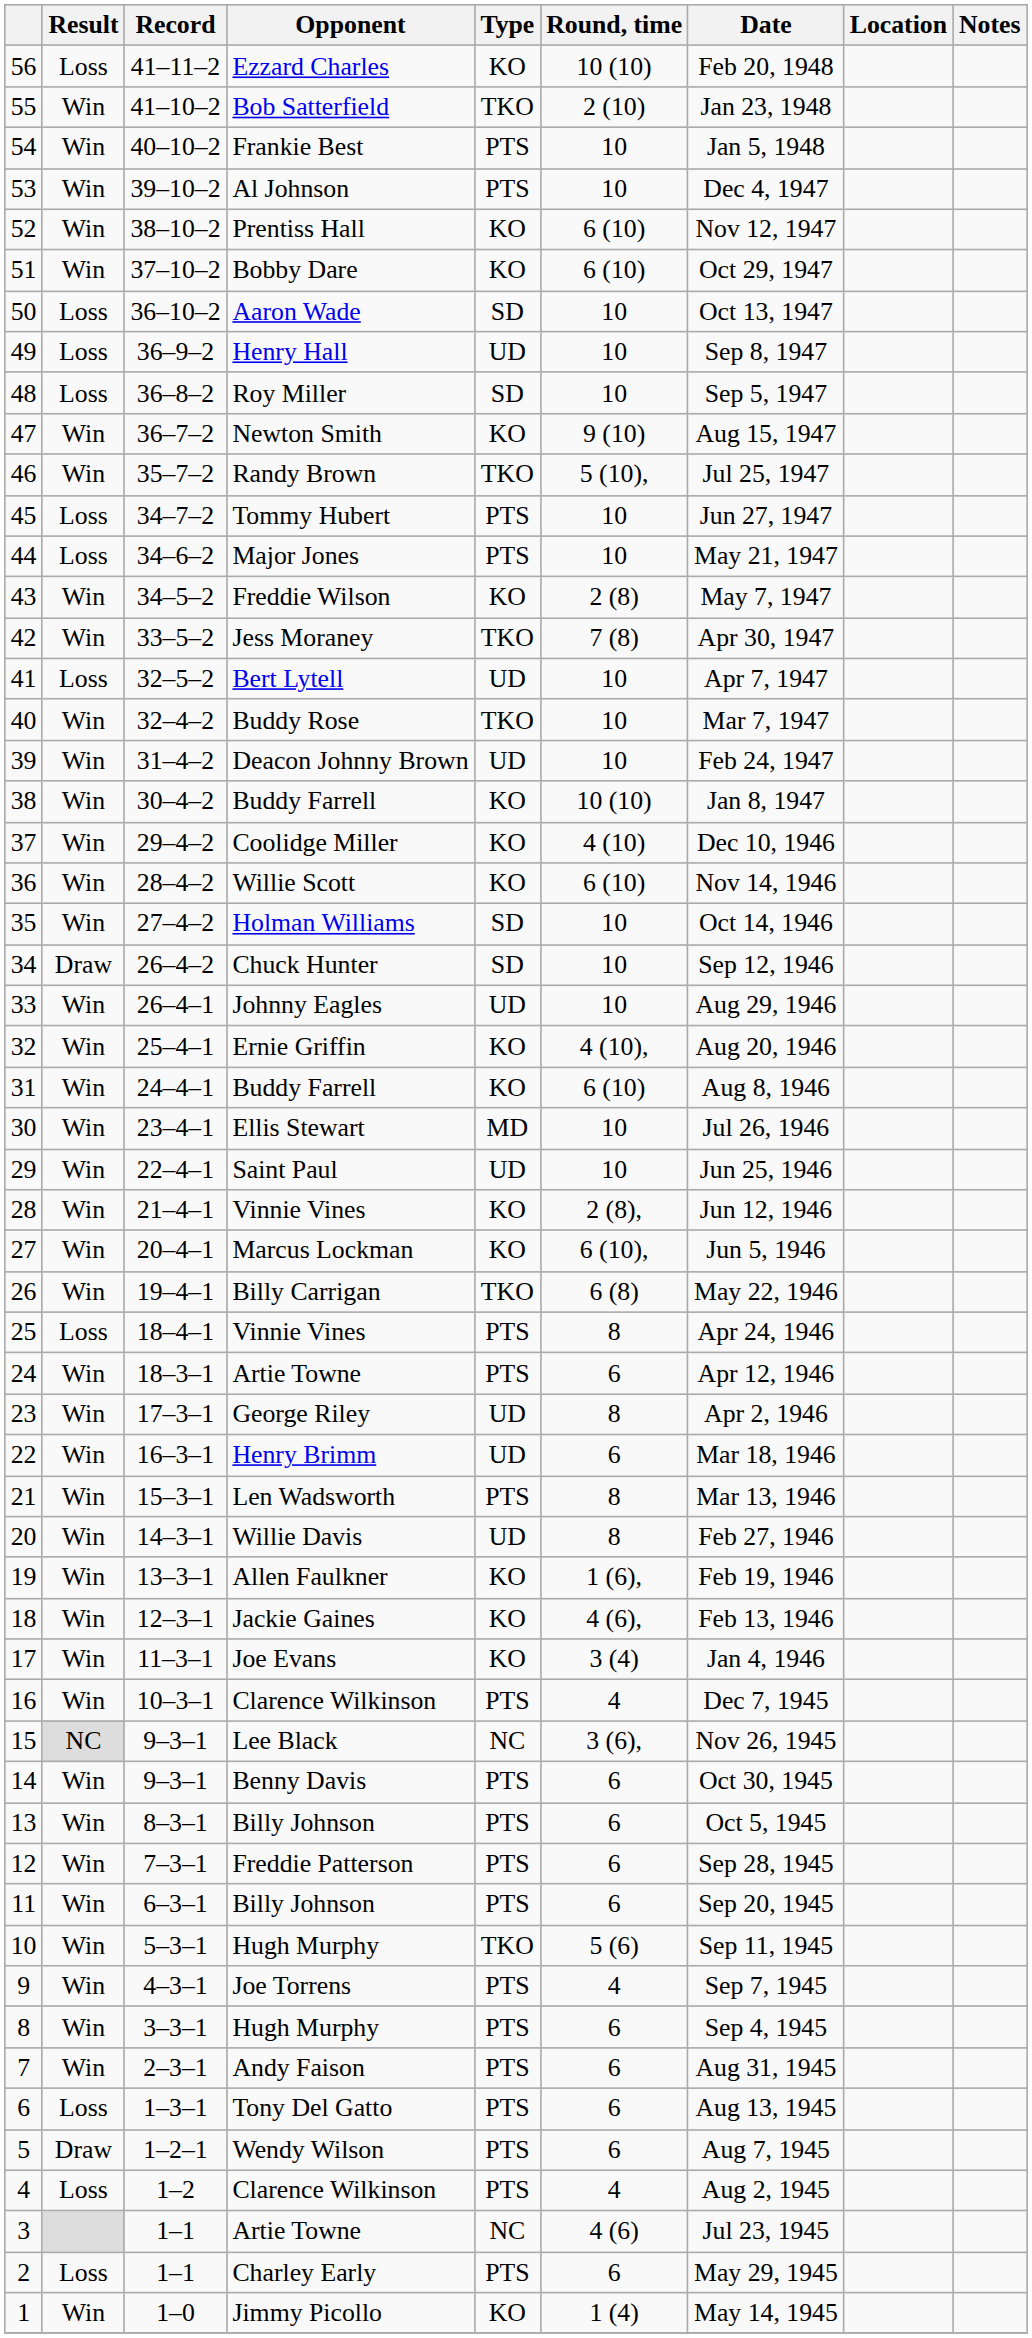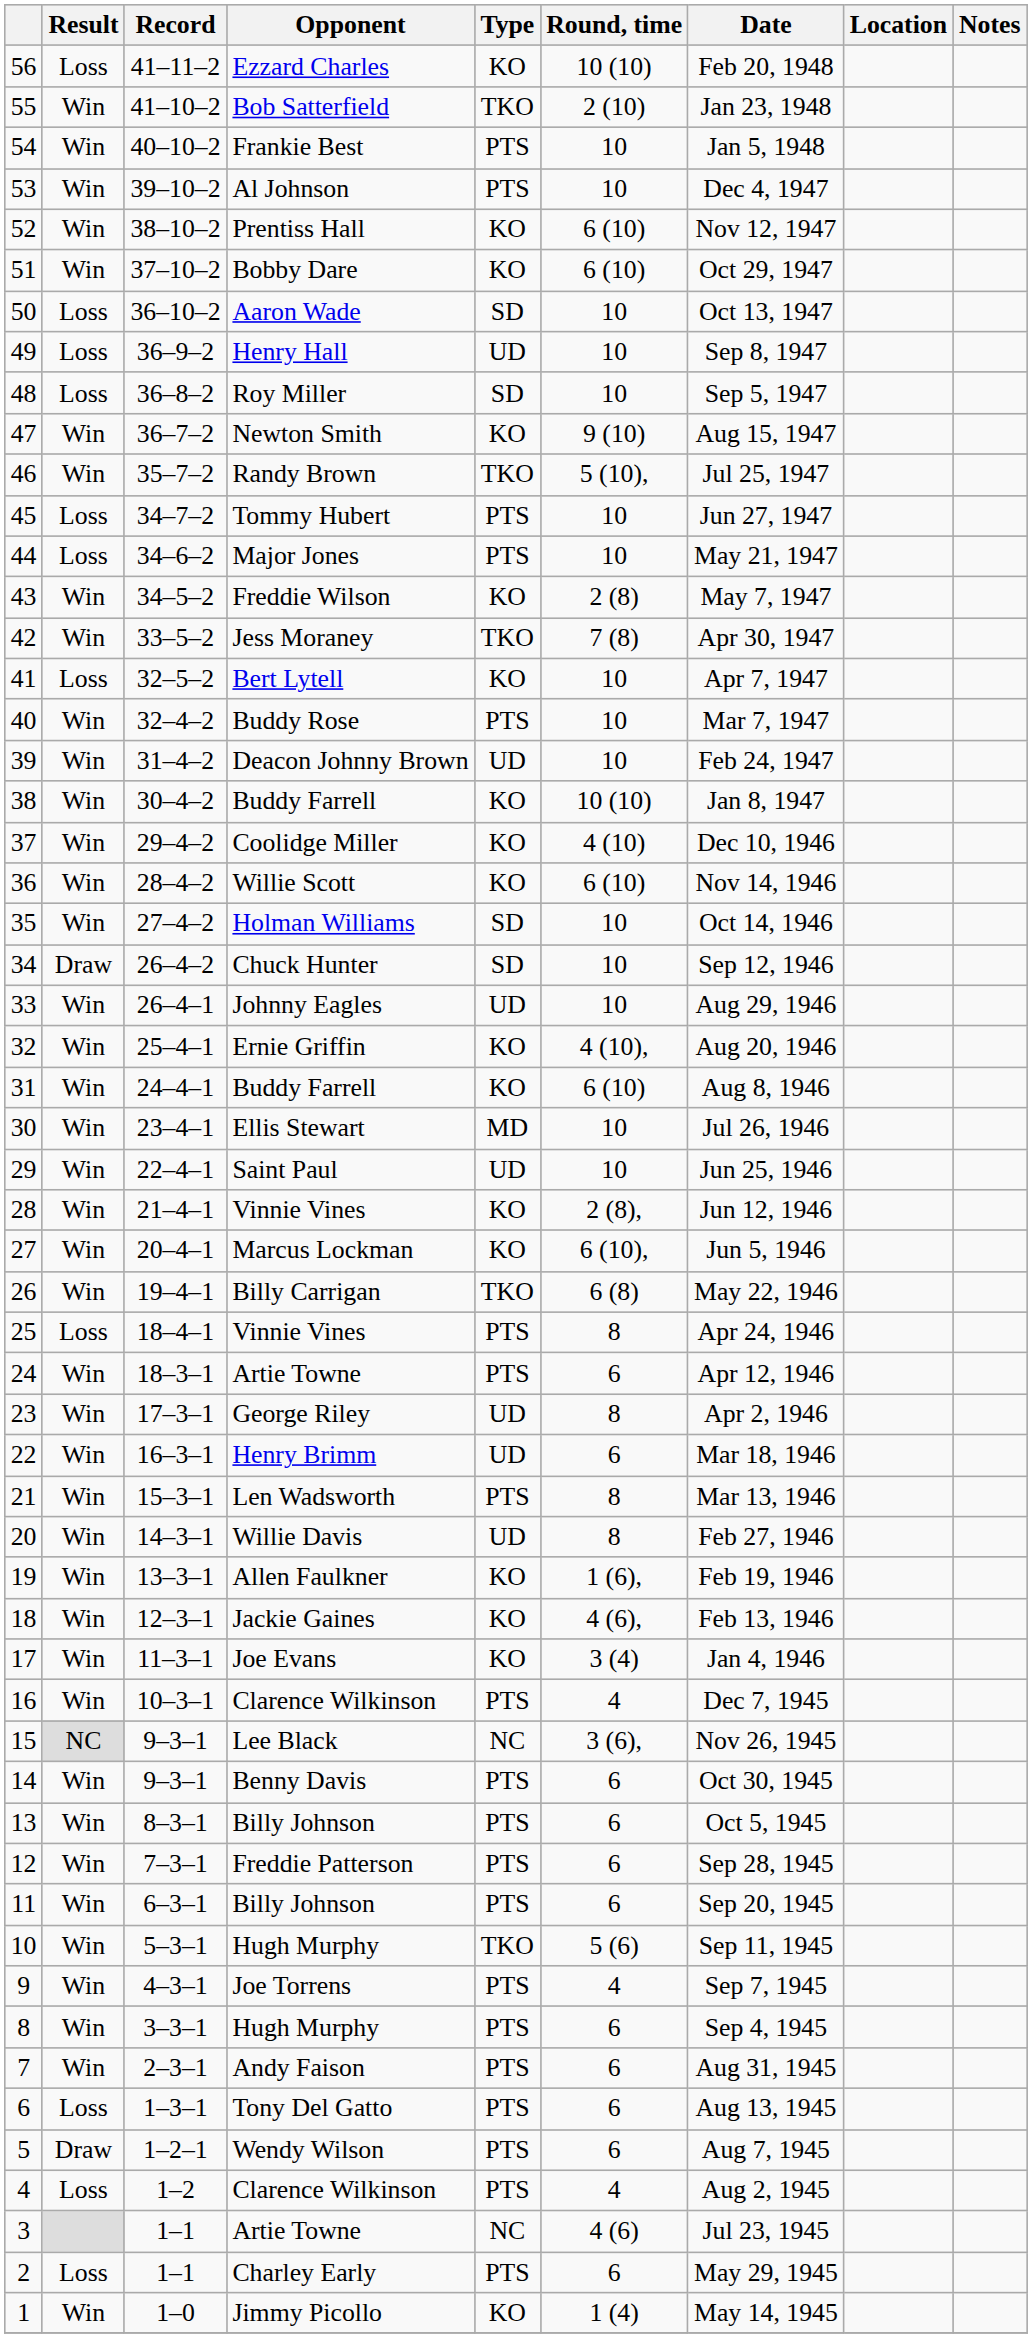(507, 678) UD -> (507, 678) KO
(507, 719) TKO -> (507, 719) PTS
